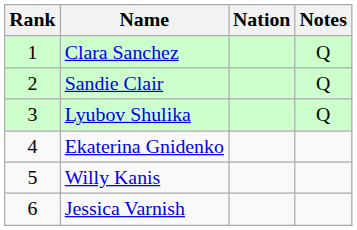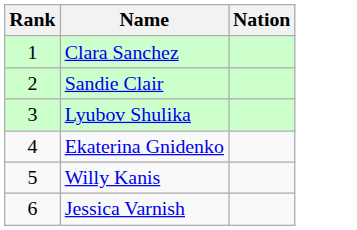- column: (323, 20)
